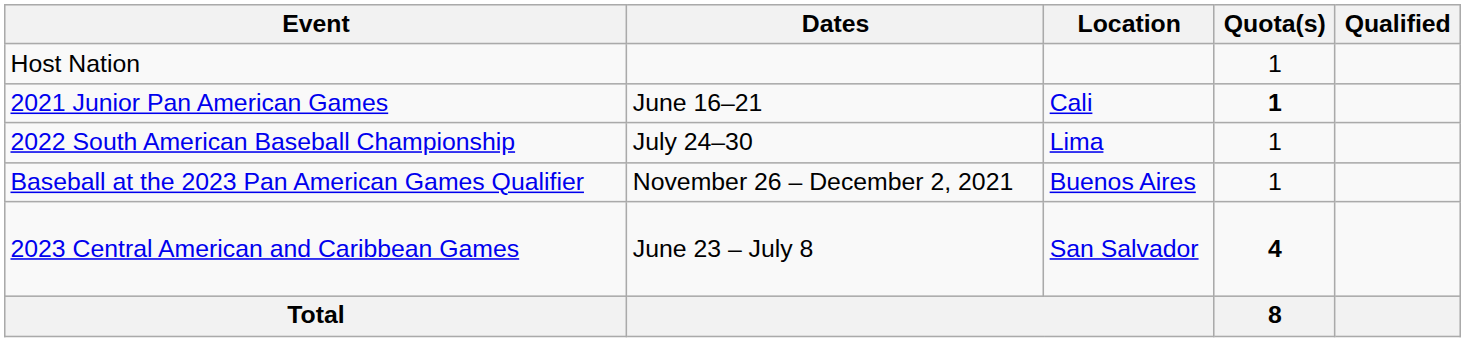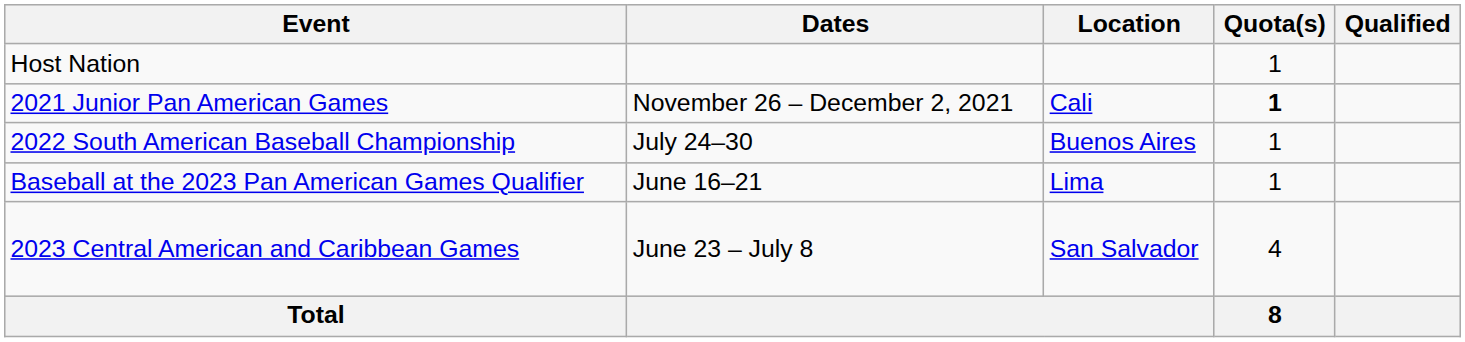(698, 102) June 16–21 -> (823, 102) November 26 – December 2, 2021
(1077, 142) Lima -> (1123, 142) Buenos Aires
(823, 181) November 26 – December 2, 2021 -> (698, 181) June 16–21
(1123, 181) Buenos Aires -> (1077, 181) Lima
(1275, 248) bold -> (1275, 248) normal
